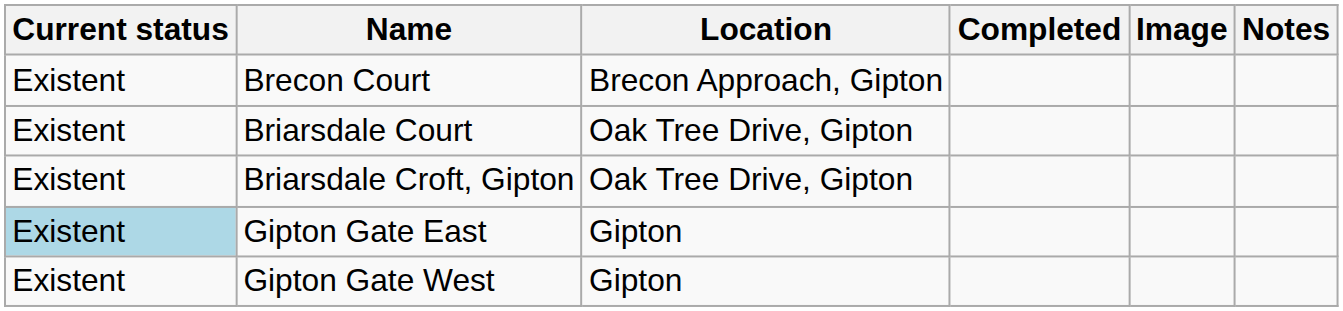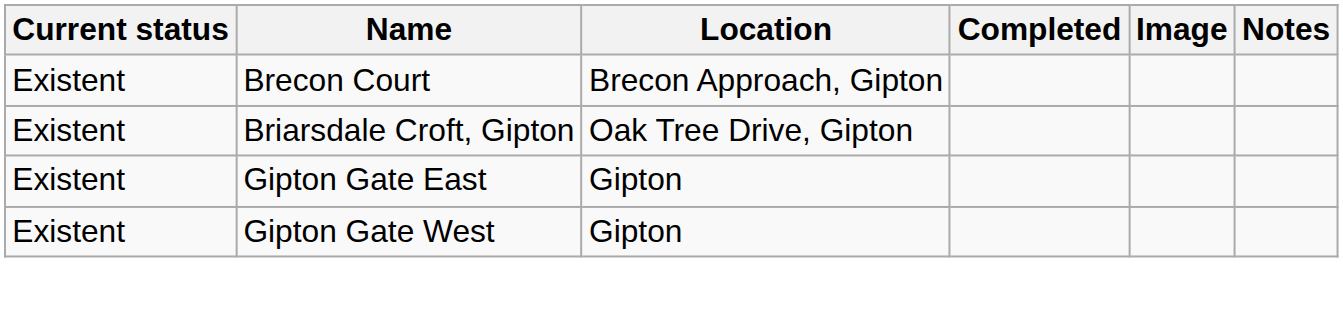- row: (358, 130)
(69, 230) lightblue background -> (69, 180) no background
